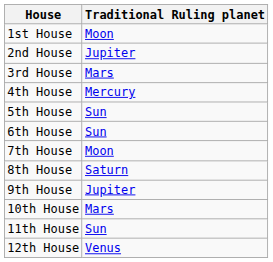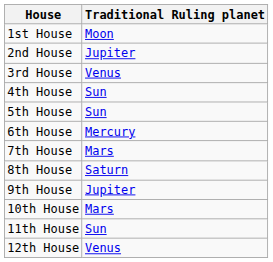(99, 73) Mars -> (103, 73) Venus
(110, 92) Mercury -> (96, 92) Sun
(96, 131) Sun -> (110, 131) Mercury
(99, 151) Moon -> (99, 151) Mars
